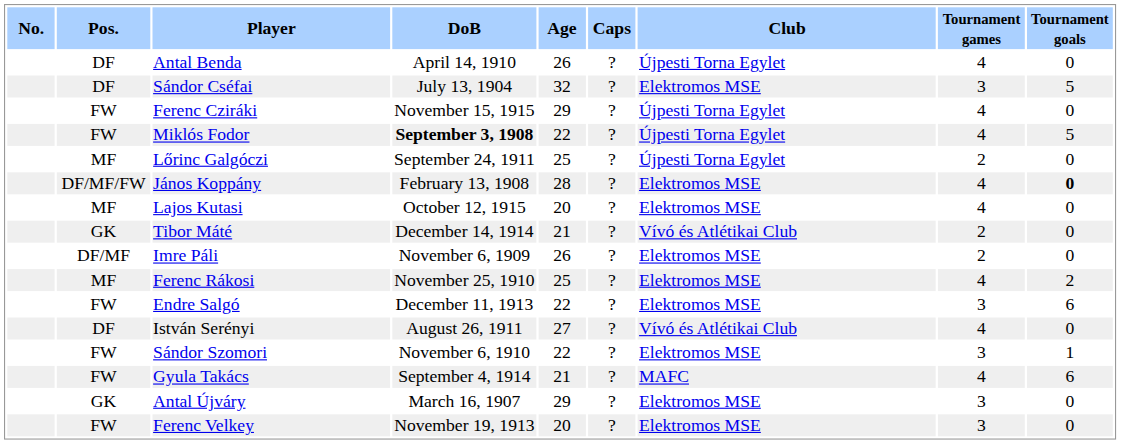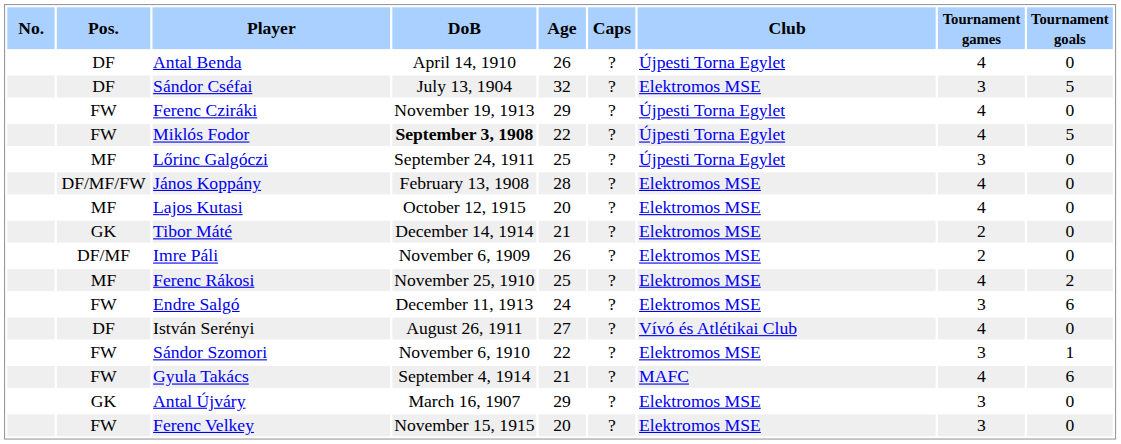(464, 110) November 15, 1915 -> (464, 110) November 19, 1913
(982, 159) 2 -> (982, 159) 3
(1070, 183) bold -> (1070, 183) normal
(718, 231) Vívó és Atlétikai Club -> (700, 231) Elektromos MSE
(562, 304) 22 -> (562, 304) 24
(464, 425) November 19, 1913 -> (464, 425) November 15, 1915
